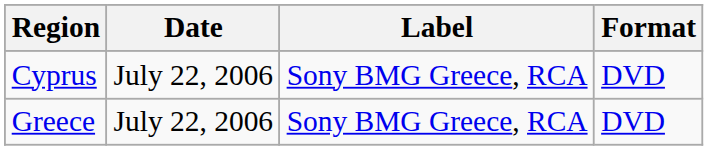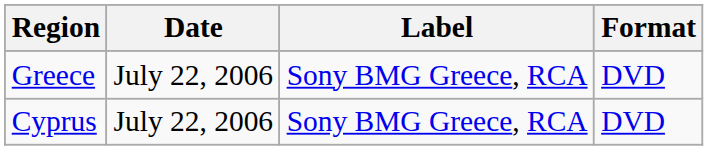rows swapped: (53, 121) <-> (54, 74)
